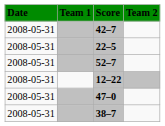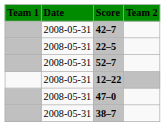columns swapped: (17, 12) <-> (75, 12)
